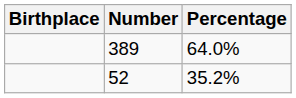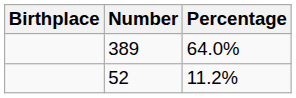(213, 78) 35.2% -> (212, 78) 11.2%
